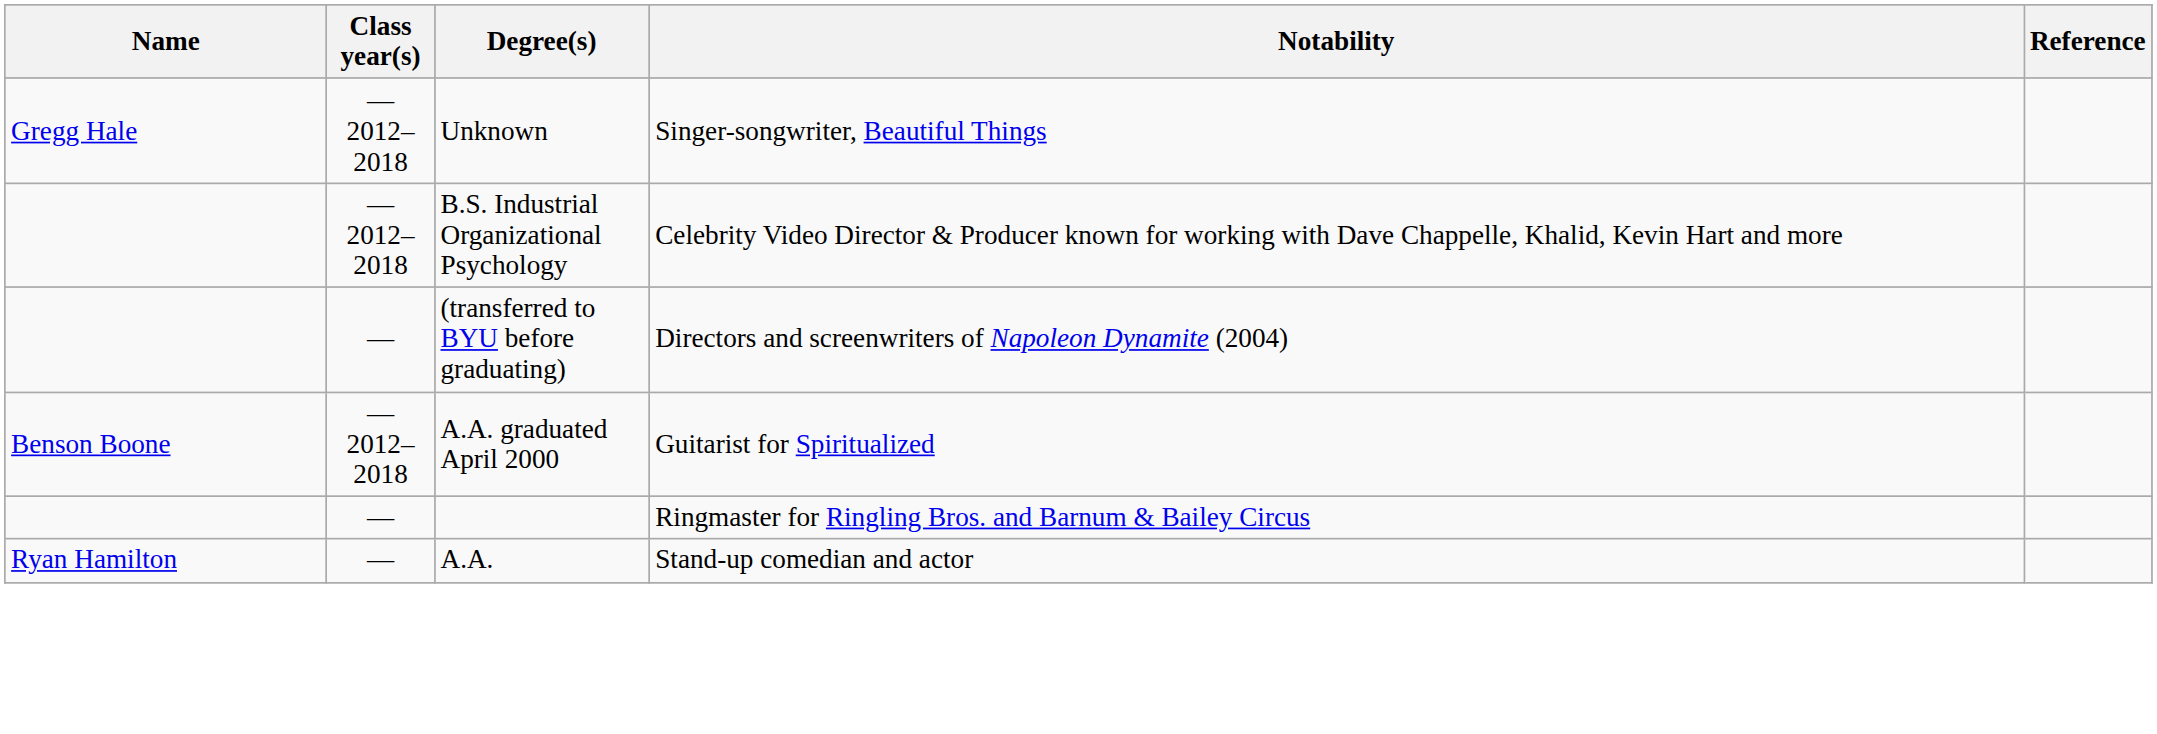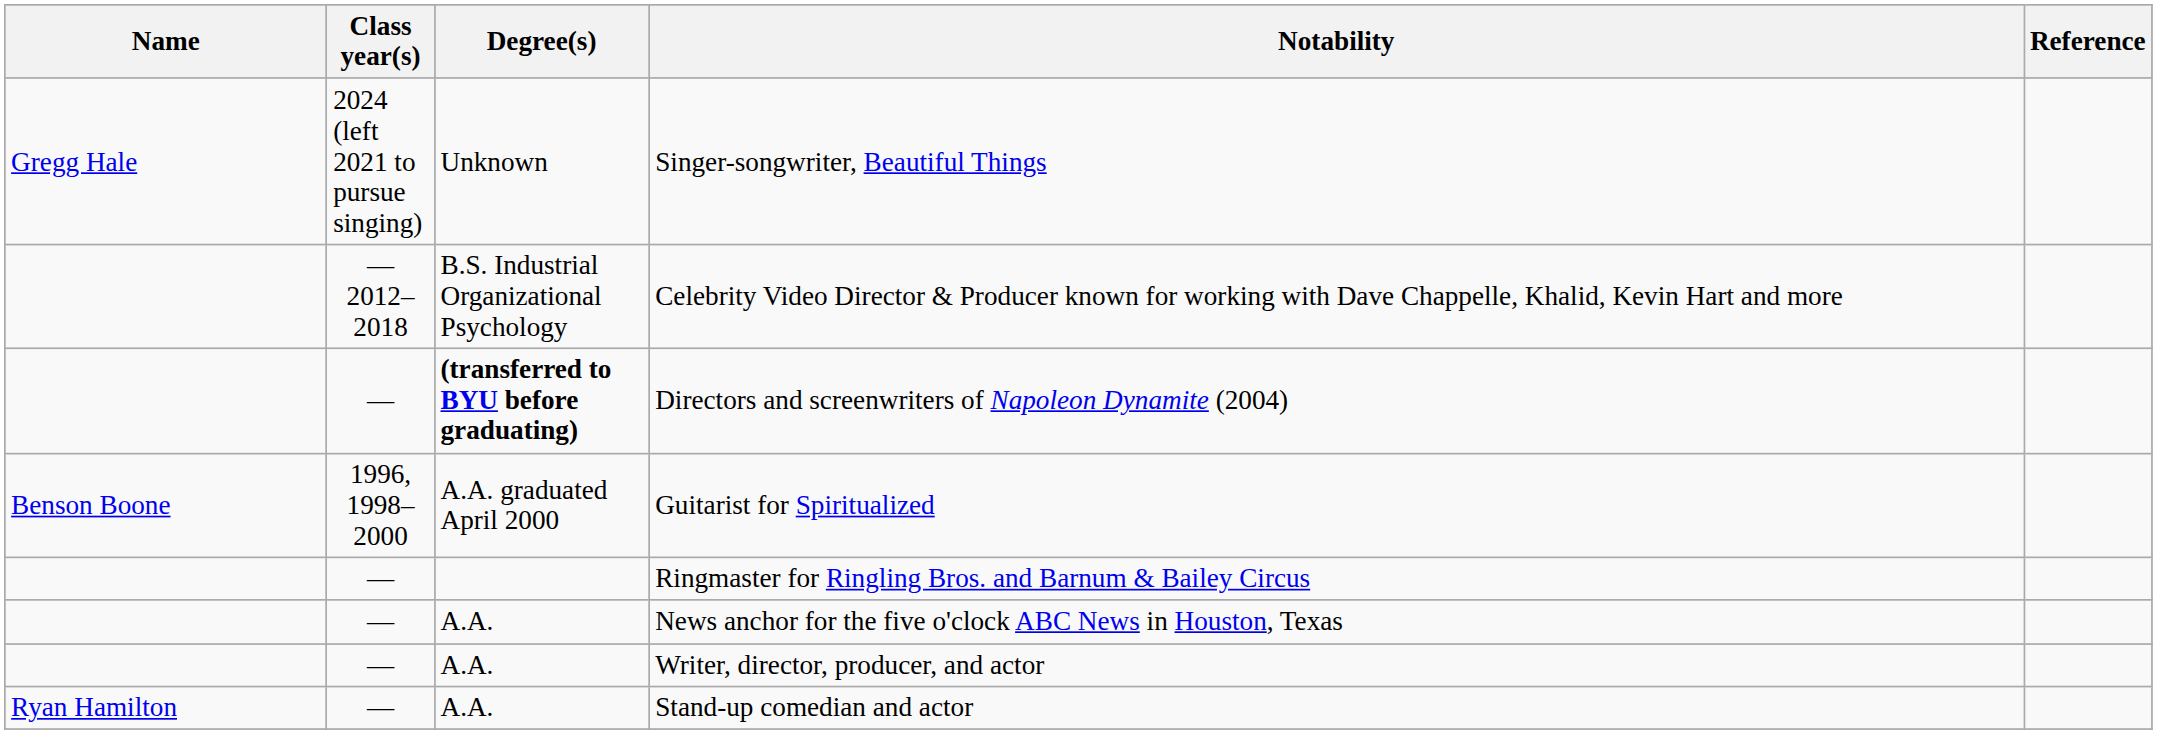(381, 130) — 2012–2018 -> (378, 161) 2024 (left 2021 to pursue singing)
(518, 339) normal -> (526, 400) bold
(381, 443) — 2012–2018 -> (381, 504) 1996, 1998–2000
+ row: (999, 621)
+ row: (850, 664)
